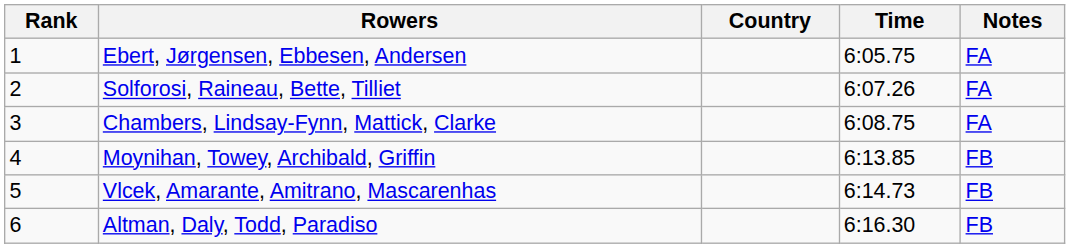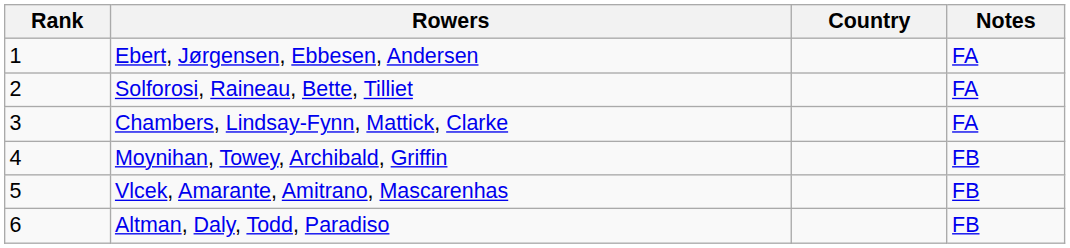- column: (900, 21)
